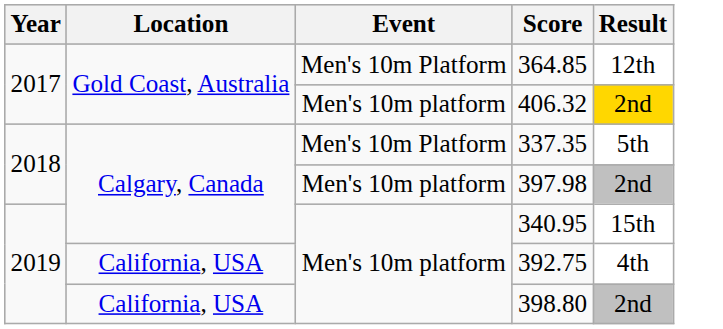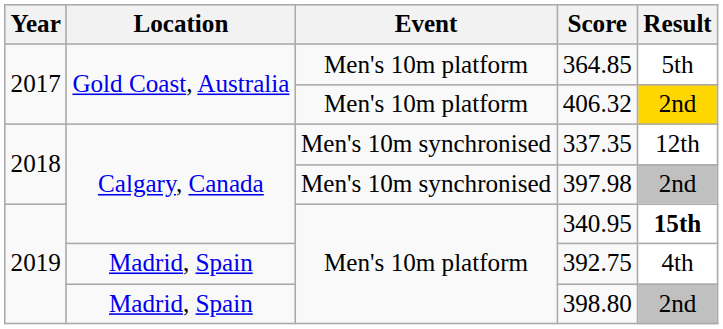(404, 64) Men's 10m Platform -> (426, 64) Men's 10m platform
(633, 64) 12th -> (678, 64) 5th
(404, 143) Men's 10m Platform -> (426, 143) Men's 10m synchronised
(633, 143) 5th -> (678, 143) 12th
(404, 183) Men's 10m platform -> (426, 183) Men's 10m synchronised
(633, 223) normal -> (678, 223) bold
(181, 263) California, USA -> (181, 263) Madrid, Spain
(181, 303) California, USA -> (181, 303) Madrid, Spain
